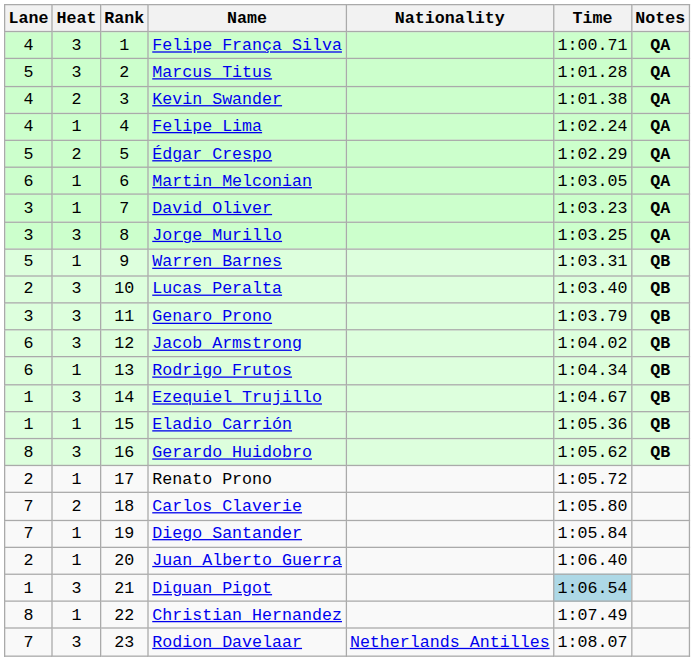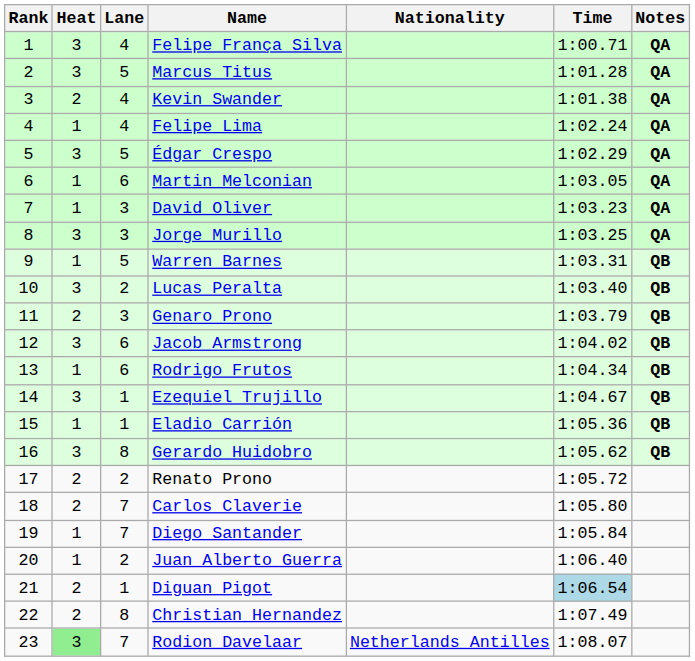columns swapped: (124, 18) <-> (29, 18)
(76, 154) 2 -> (76, 154) 3
(76, 317) 3 -> (76, 317) 2
(76, 479) 1 -> (76, 479) 2
(76, 588) 3 -> (76, 588) 2
(76, 615) 1 -> (76, 615) 2
(76, 642) no background -> (76, 642) lightgreen background
